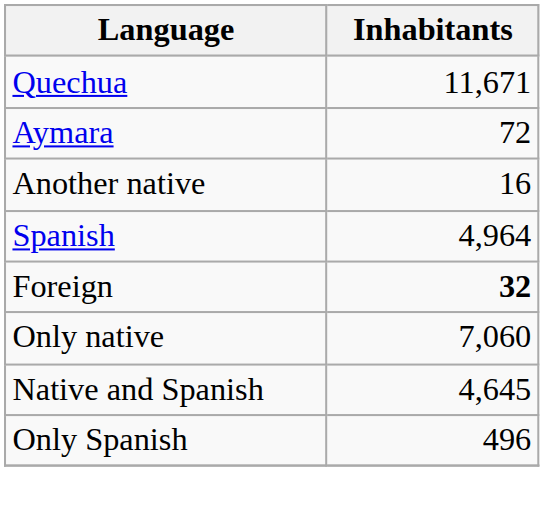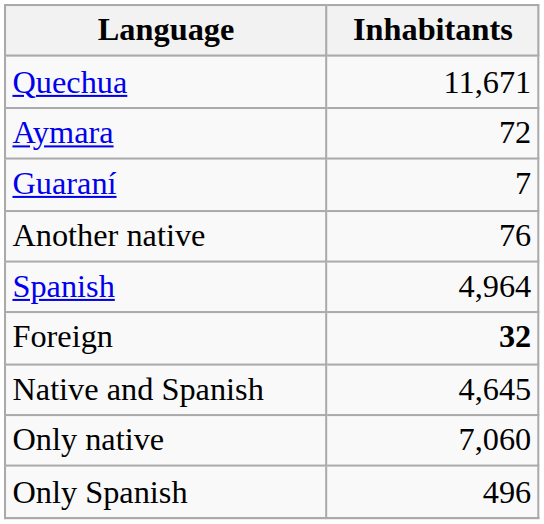+ row: (65, 183)
(515, 183) 16 -> (515, 235) 76
rows swapped: (88, 337) <-> (138, 388)
